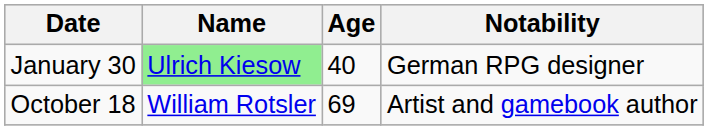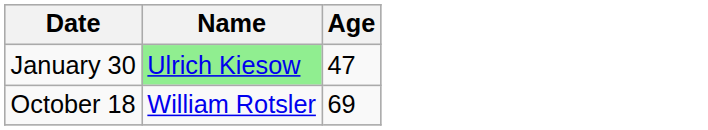- column: (542, 24)
(342, 64) 40 -> (342, 64) 47
